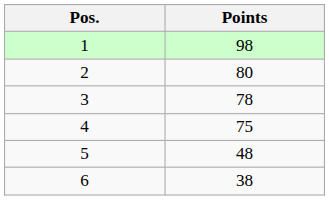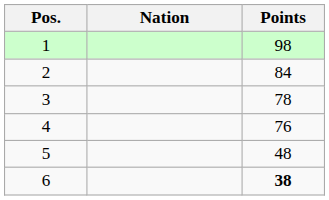+ column: (164, 18)
(244, 72) 80 -> (283, 72) 84
(244, 126) 75 -> (283, 126) 76
(244, 180) normal -> (283, 180) bold
